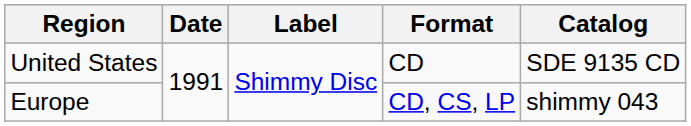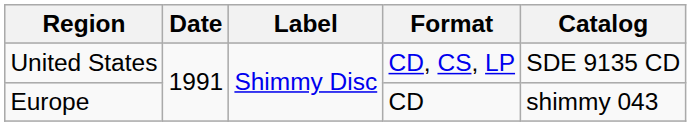(406, 62) CD -> (452, 62) CD, CS, LP
(452, 101) CD, CS, LP -> (406, 101) CD
